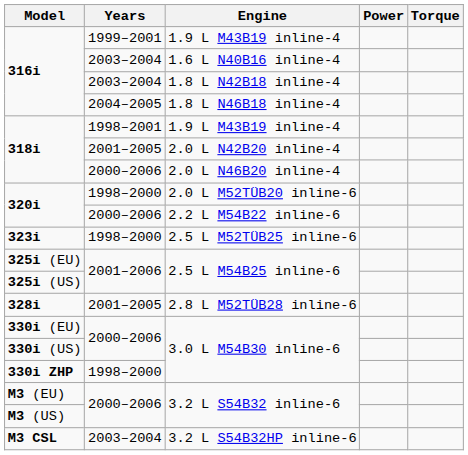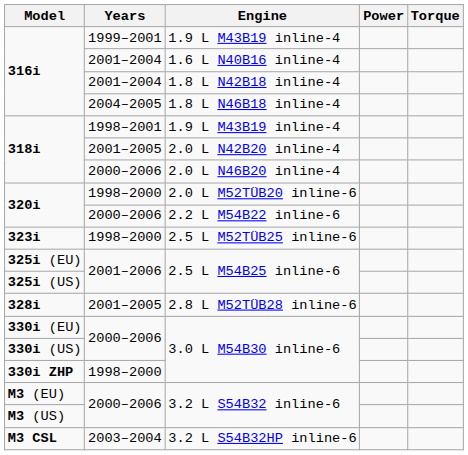(125, 60) 2003–2004 -> (125, 60) 2001–2004
(125, 82) 2003–2004 -> (125, 82) 2001–2004
